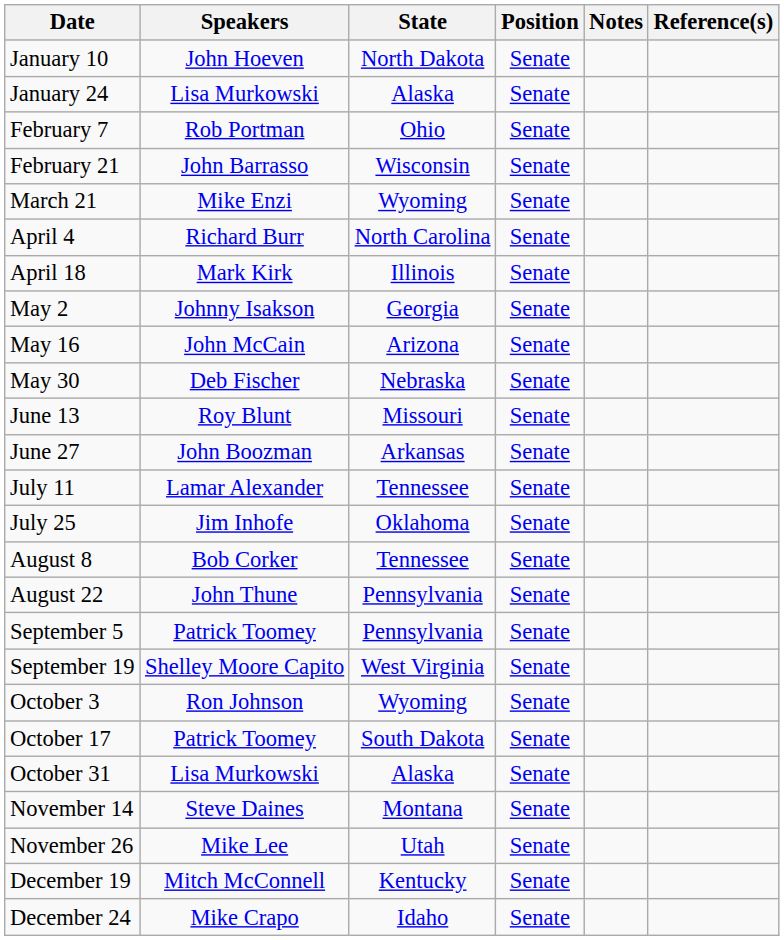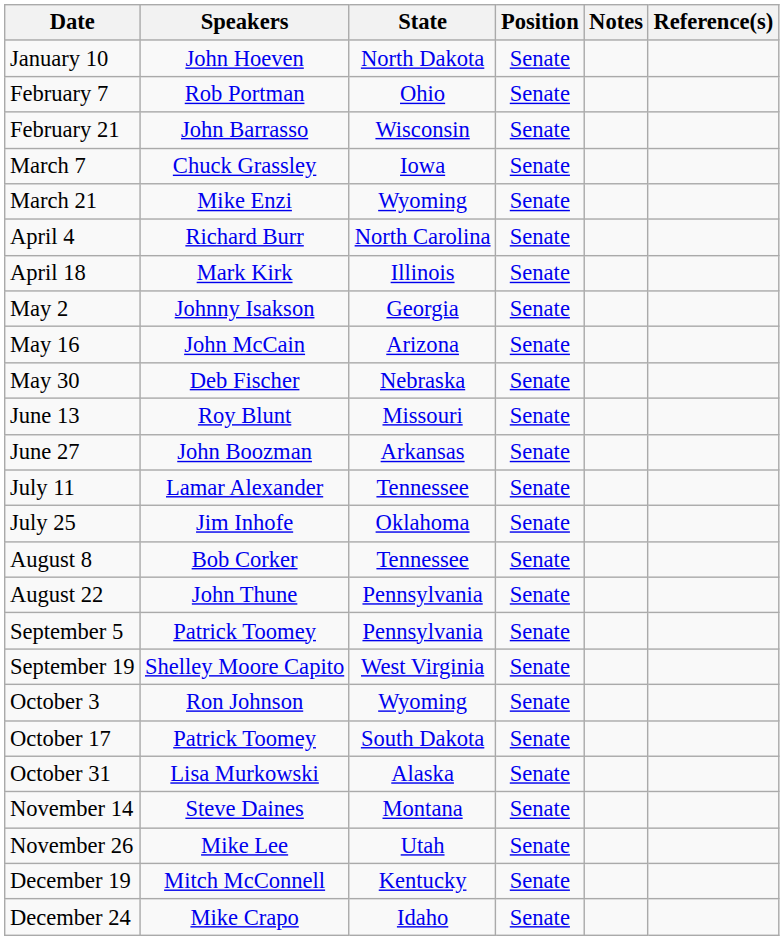- row: (59, 93)
+ row: (48, 165)
